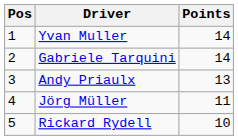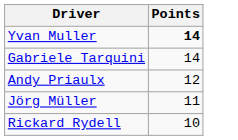- column: (20, 16)
(223, 37) normal -> (192, 37) bold
(223, 81) 13 -> (192, 81) 12
